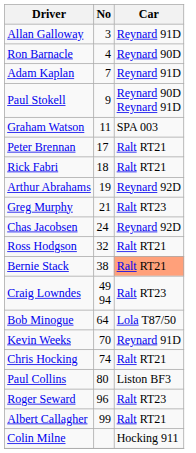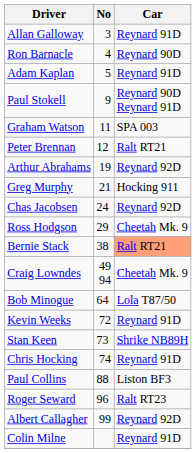(108, 73) 7 -> (108, 73) 5
(102, 147) 17 -> (102, 147) 12
- row: (33, 167)
(141, 207) Ralt RT23 -> (148, 187) Hocking 911
(102, 246) 32 -> (102, 226) 29
(141, 246) Ralt RT21 -> (152, 226) Cheetah Mk. 9
(141, 293) Ralt RT23 -> (152, 273) Cheetah Mk. 9
(105, 340) 70 -> (105, 320) 72
+ row: (32, 340)
(141, 359) Ralt RT21 -> (149, 359) Reynard 91D
(102, 379) 80 -> (102, 379) 88
(141, 419) Ralt RT21 -> (149, 419) Reynard 92D
(148, 439) Hocking 911 -> (149, 439) Reynard 91D
